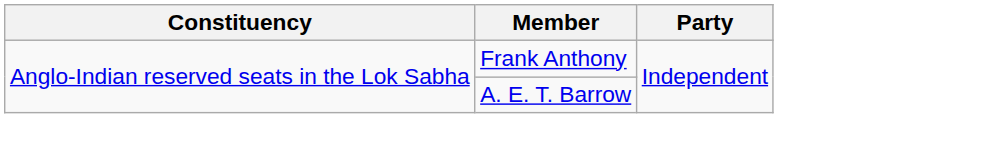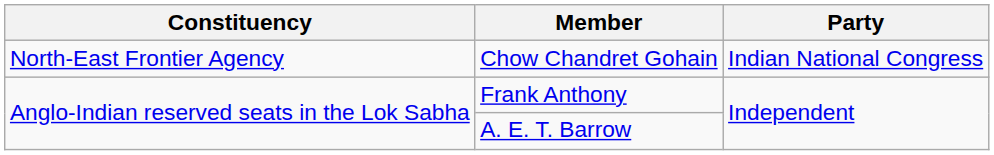+ row: (599, 58)
